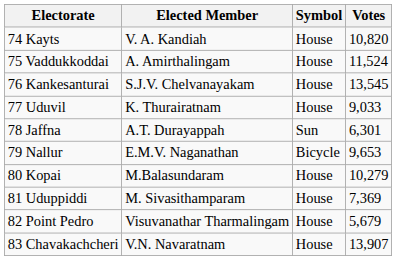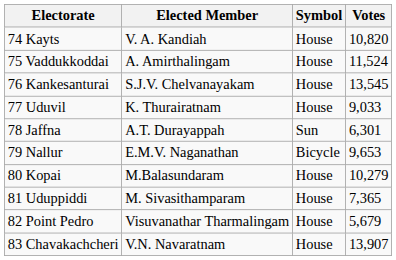(365, 198) 7,369 -> (365, 198) 7,365
